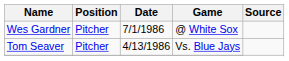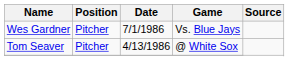(207, 30) @ White Sox -> (208, 30) Vs. Blue Jays
(208, 47) Vs. Blue Jays -> (207, 47) @ White Sox
